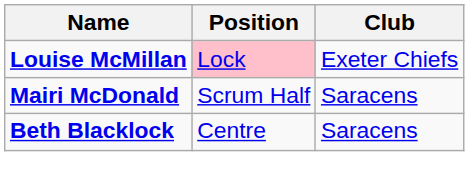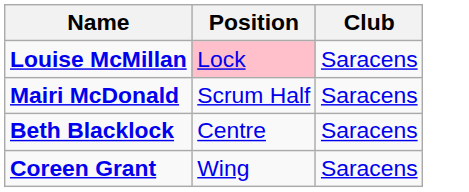(390, 58) Exeter Chiefs -> (369, 58) Saracens
+ row: (83, 167)
